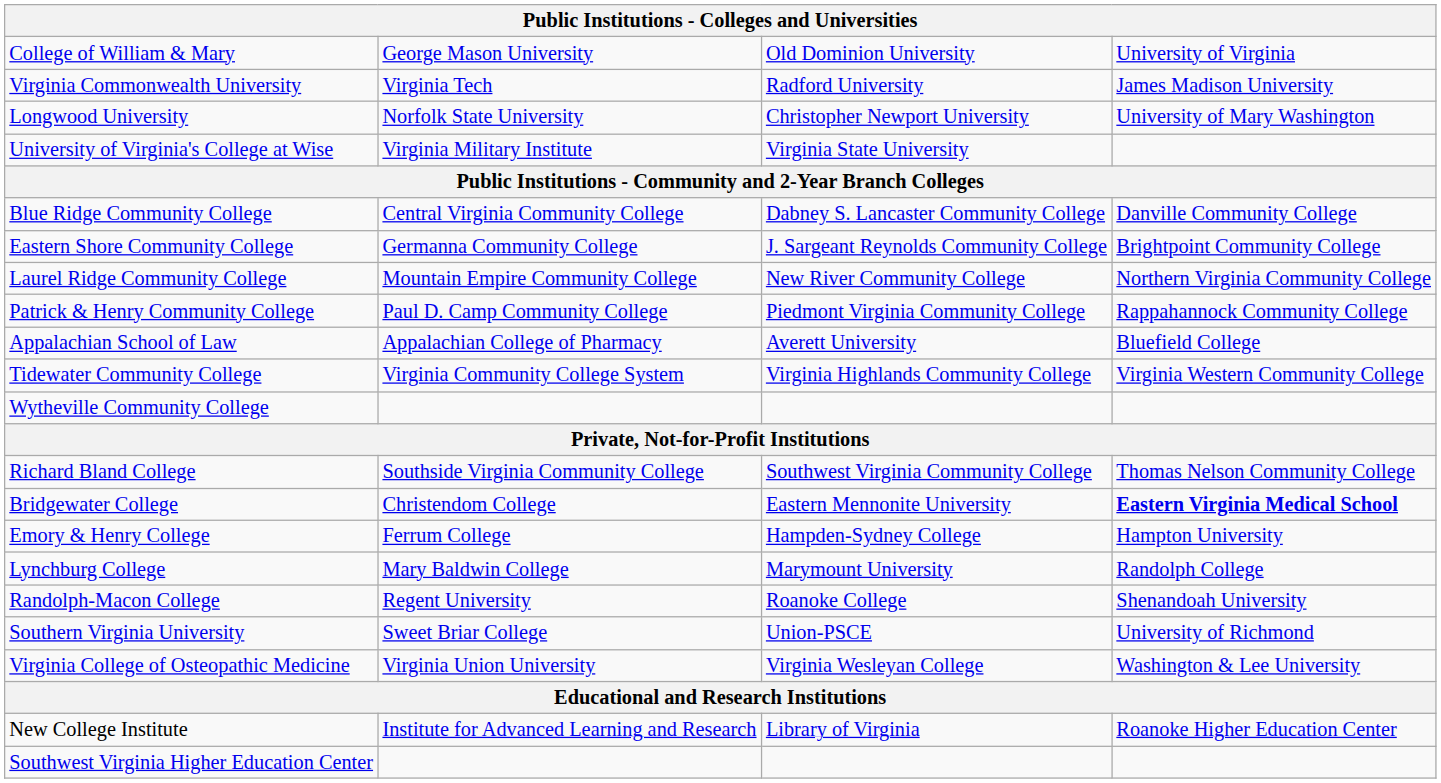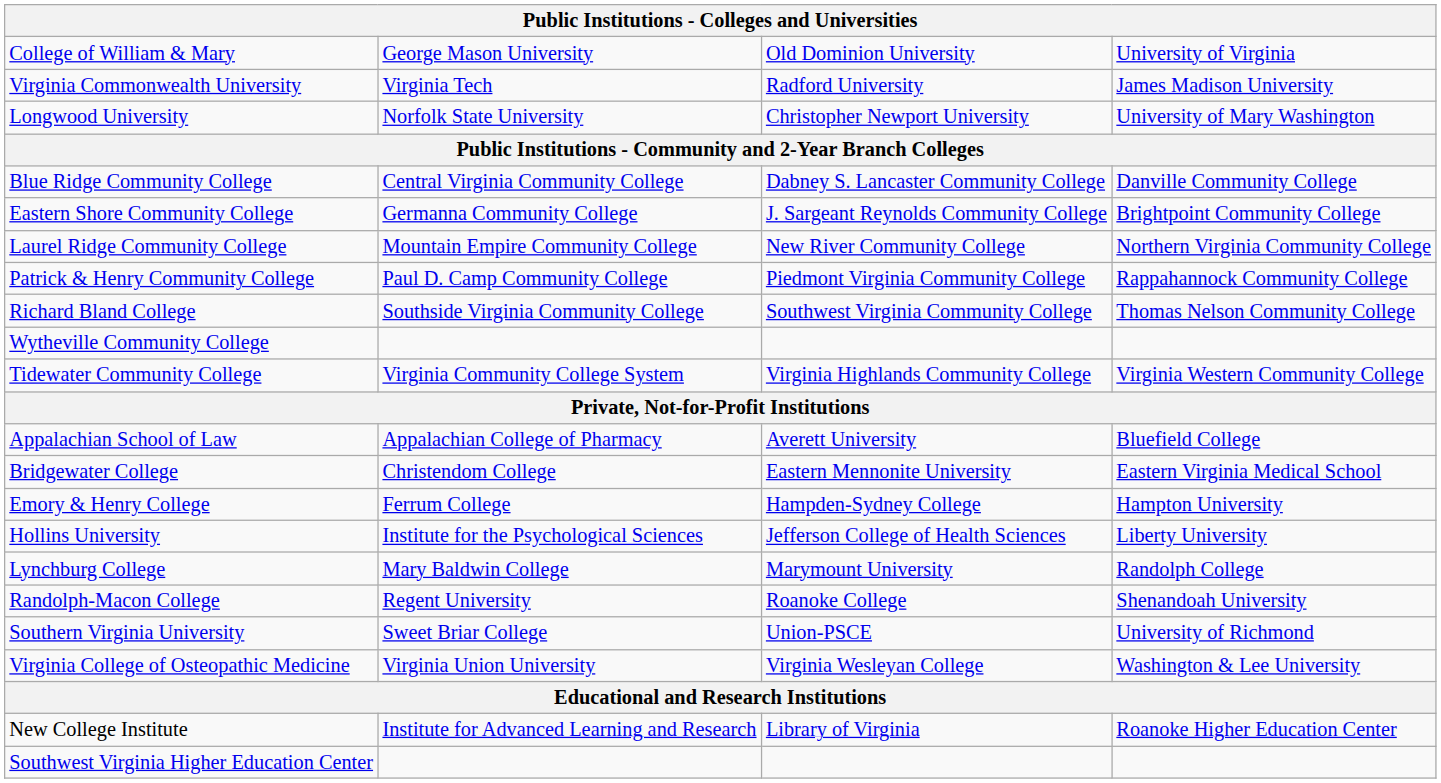- row: (171, 149)
rows swapped: (102, 471) <-> (123, 342)
rows swapped: (135, 375) <-> (139, 407)
(1257, 504) bold -> (1249, 471) normal
+ row: (85, 536)
